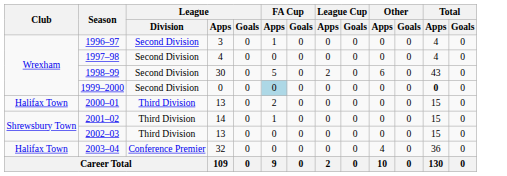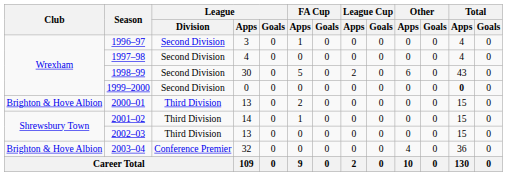(274, 88) lightblue background -> (300, 88) no background
(41, 103) Halifax Town -> (54, 103) Brighton & Hove Albion
(41, 149) Halifax Town -> (54, 149) Brighton & Hove Albion
